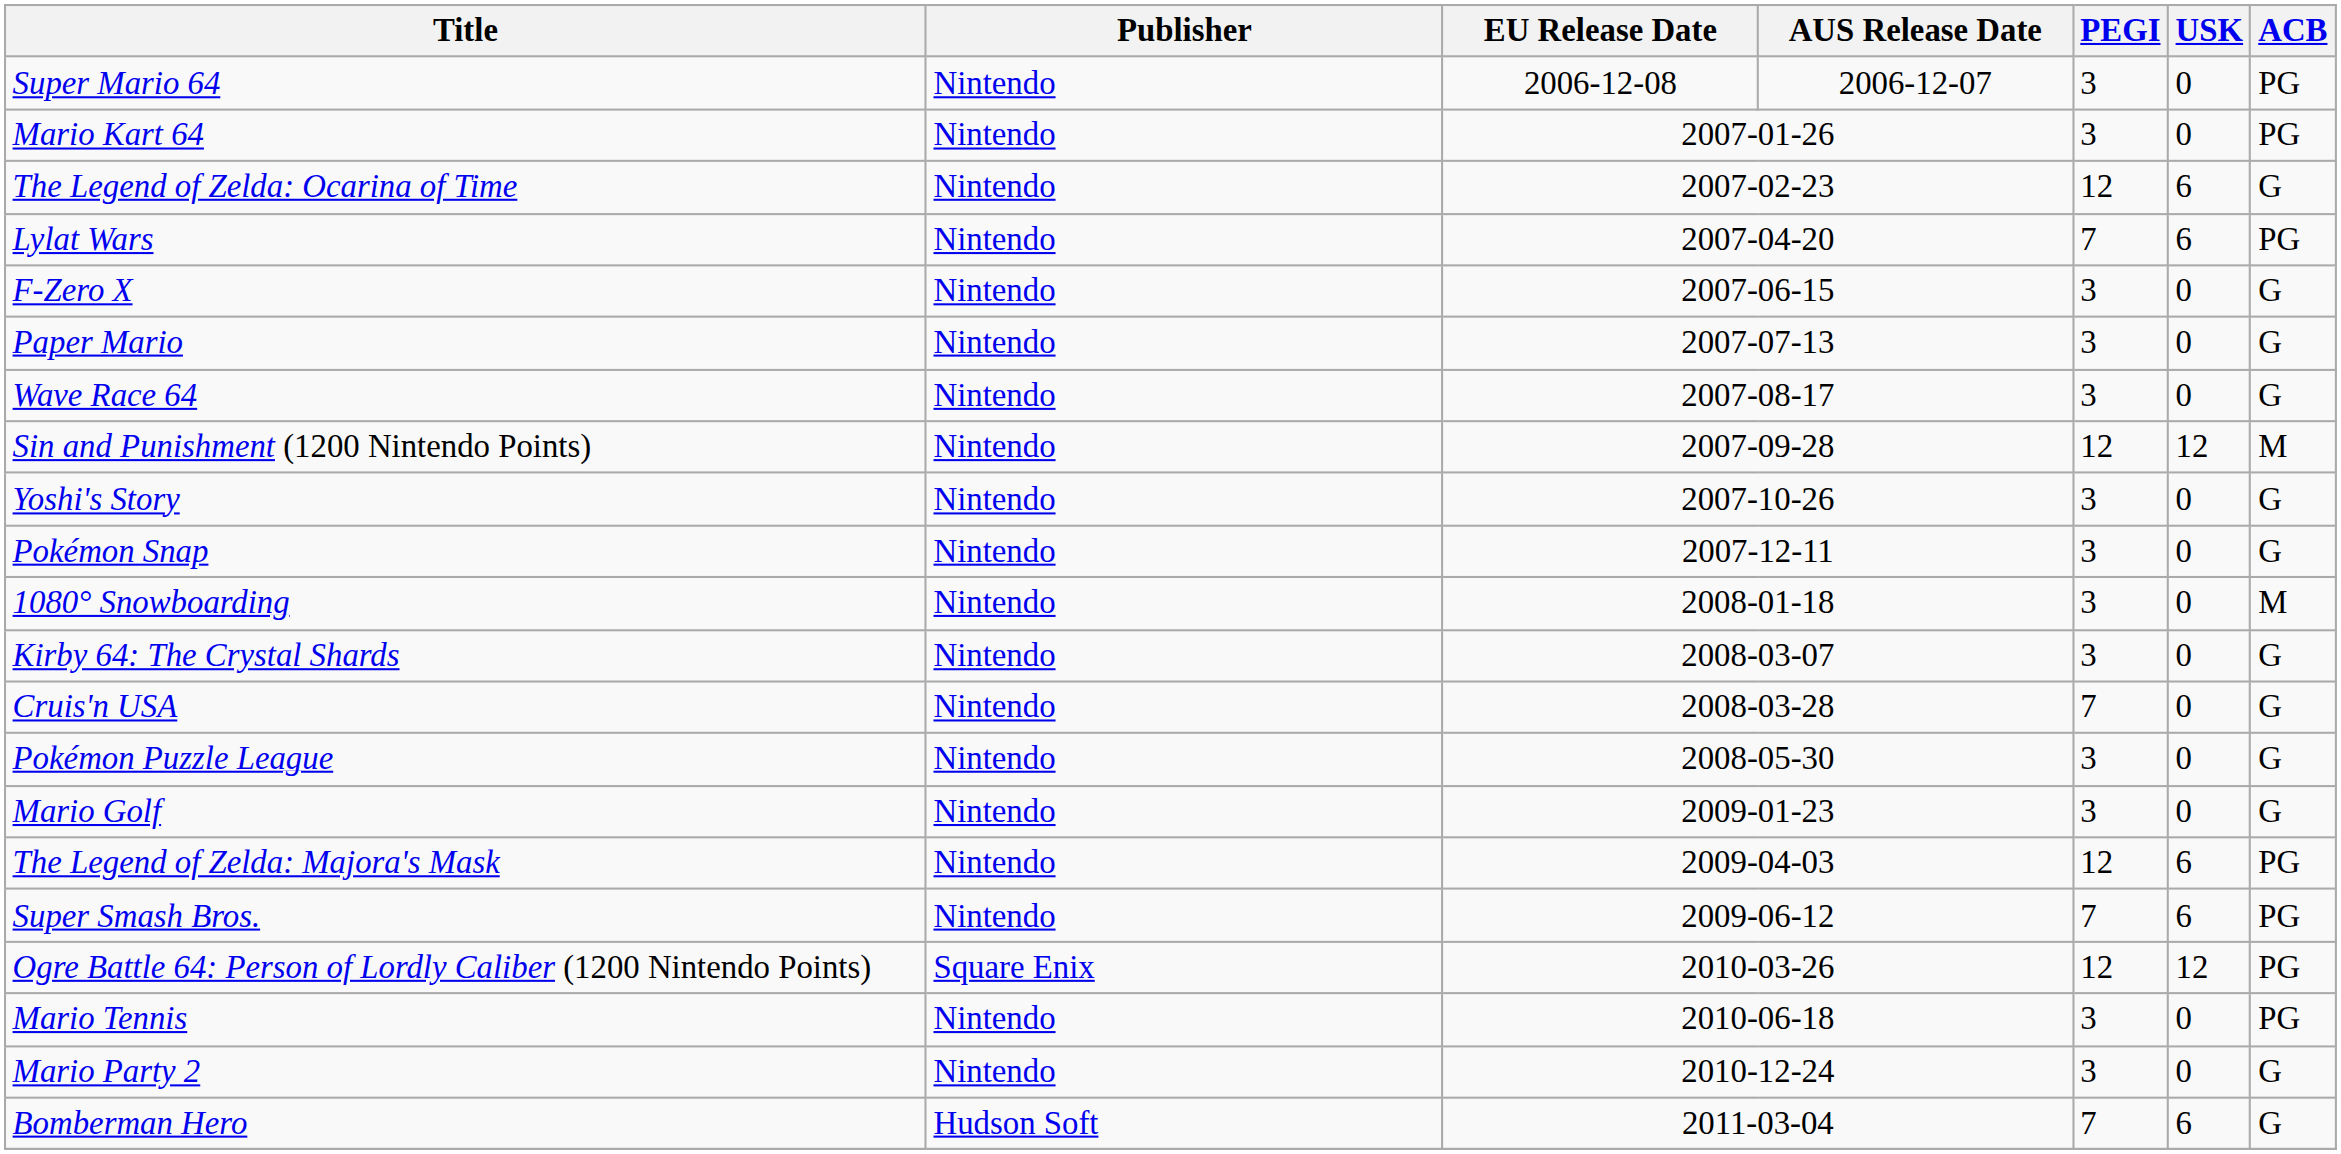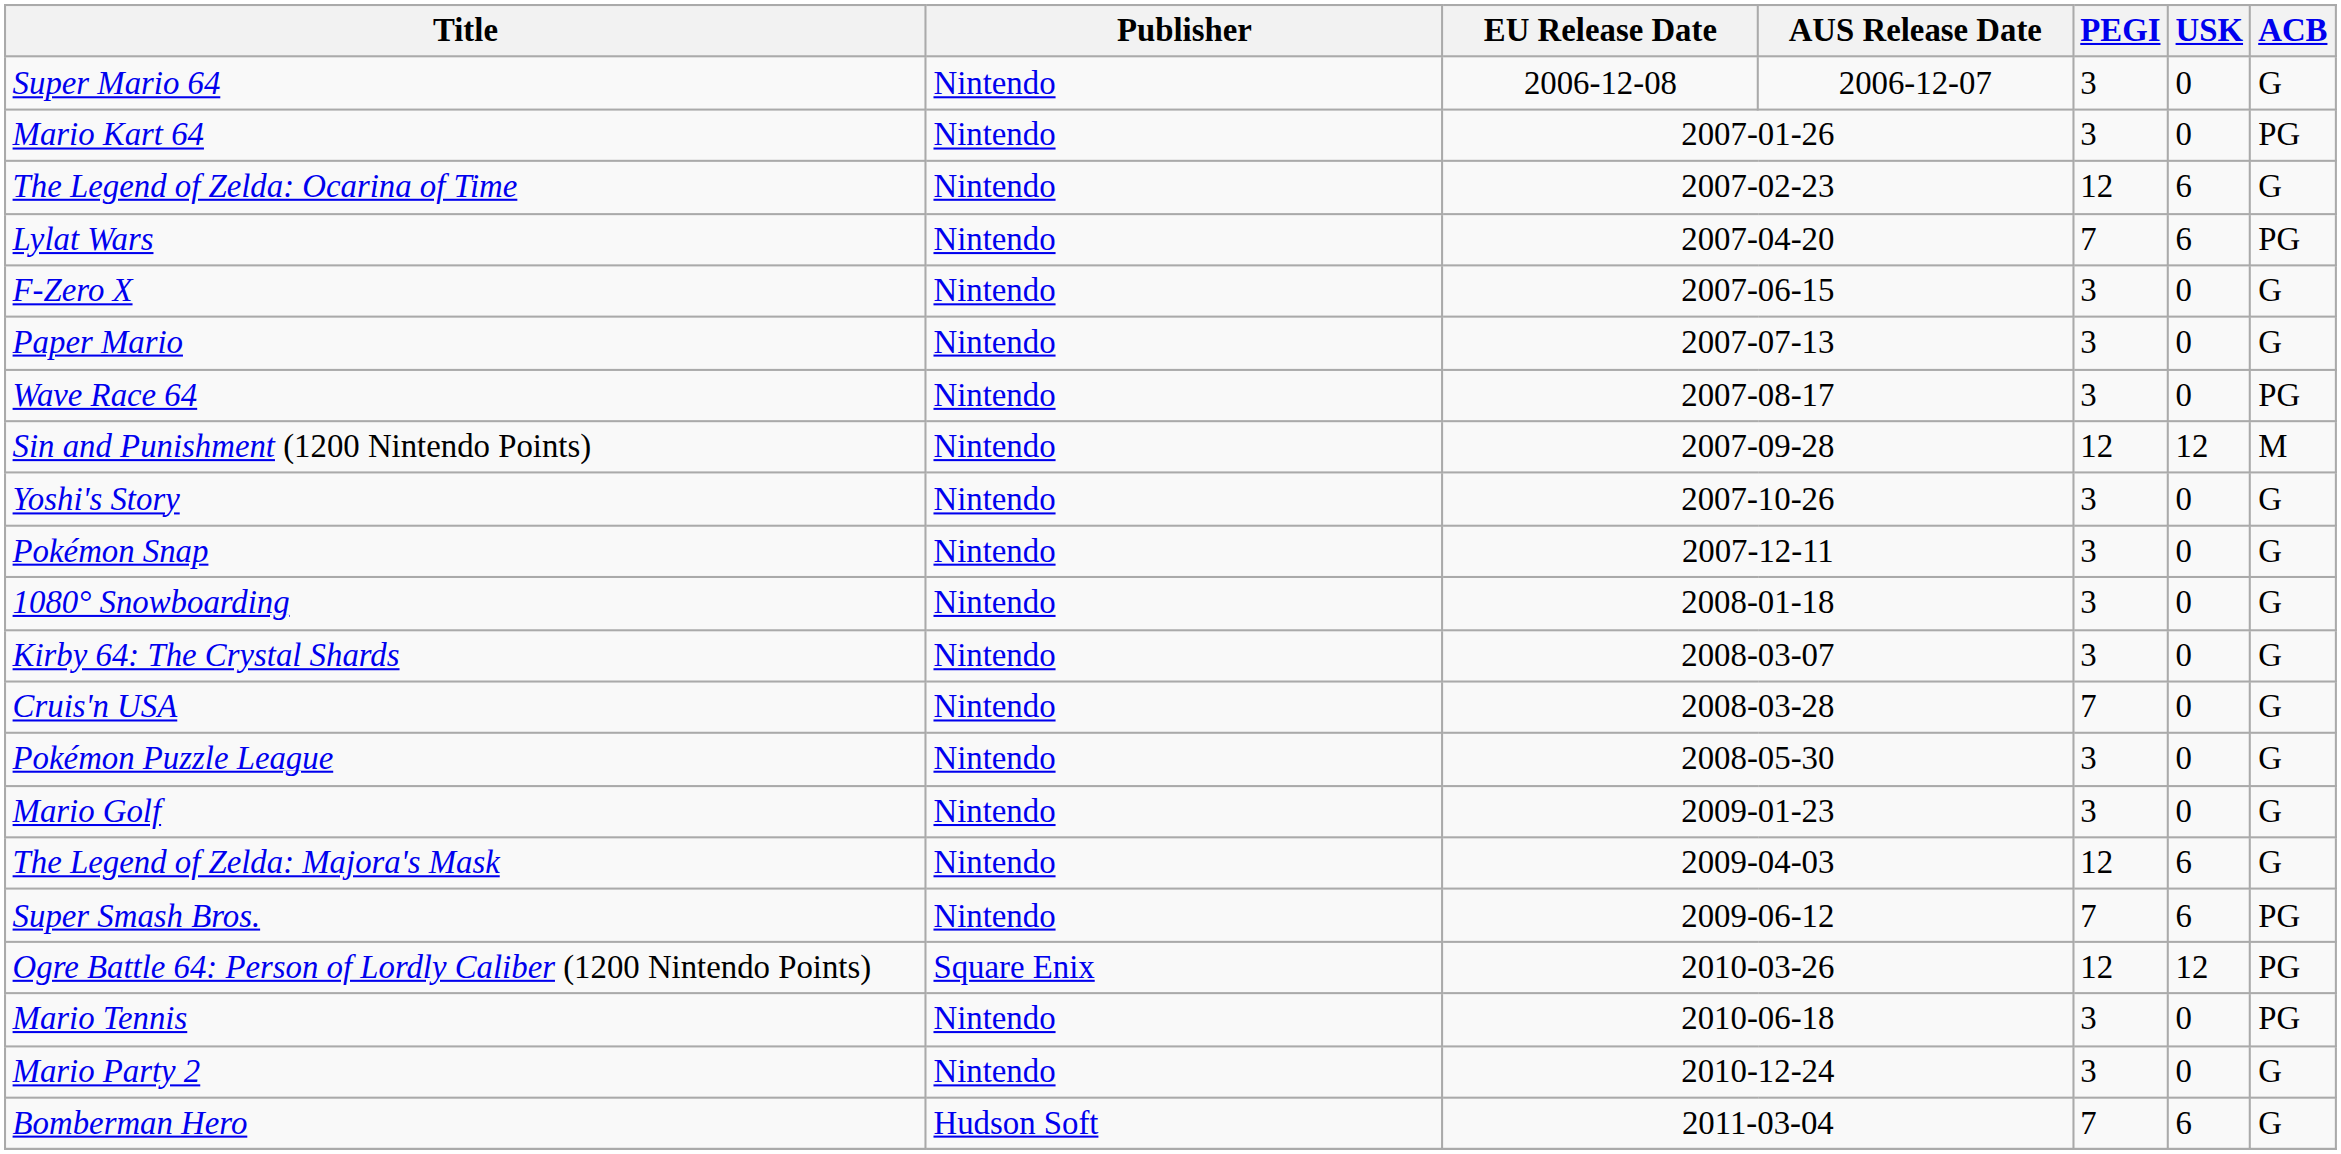(2279, 82) PG -> (2270, 82) G
(2270, 394) G -> (2279, 394) PG
(2273, 602) M -> (2270, 602) G
(2279, 862) PG -> (2270, 862) G
